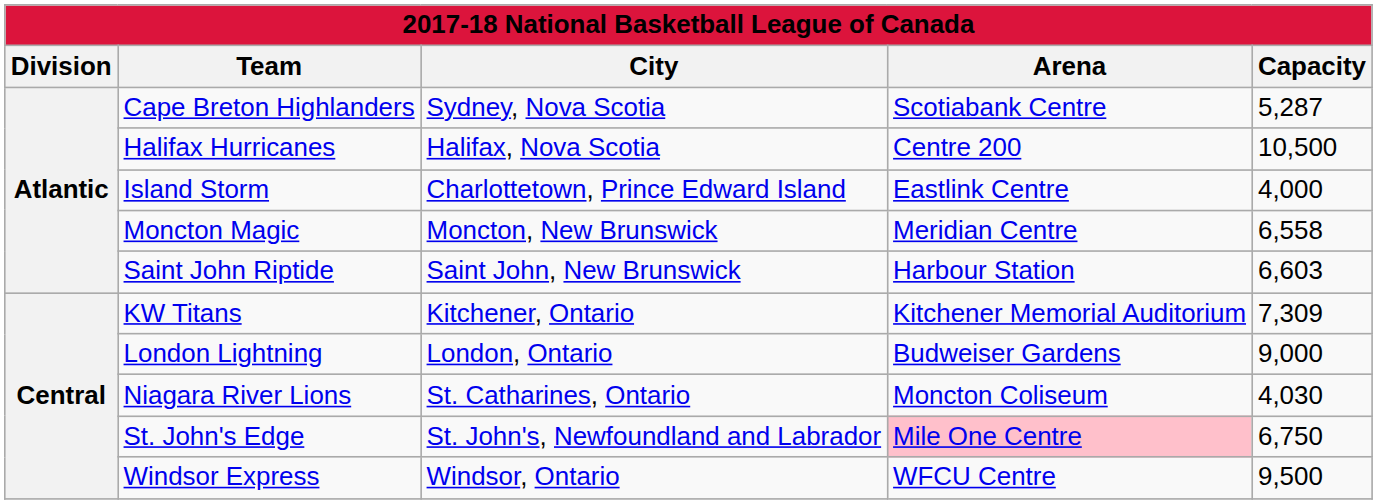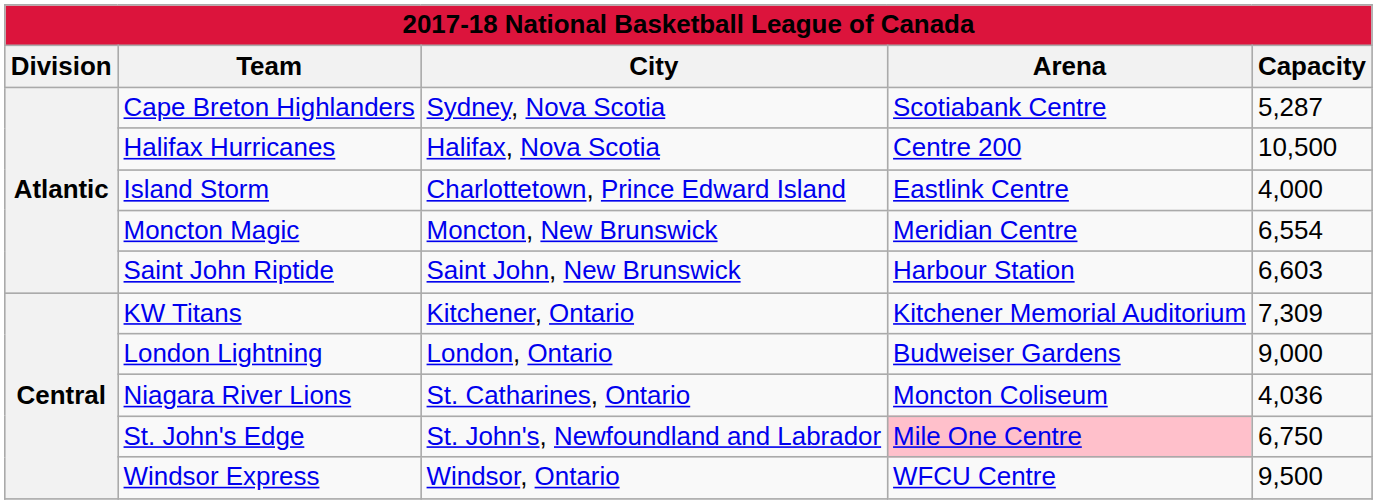(1290, 230) 6,558 -> (1290, 230) 6,554
(1290, 395) 4,030 -> (1290, 395) 4,036
